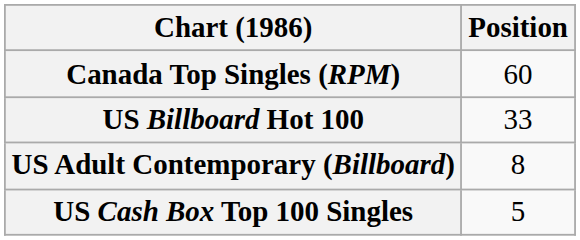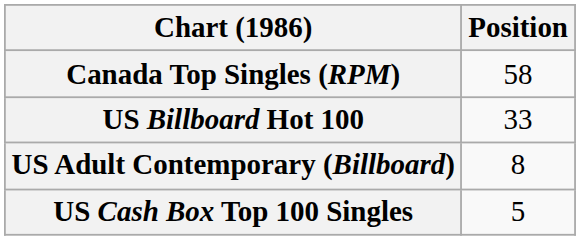(518, 73) 60 -> (518, 73) 58
